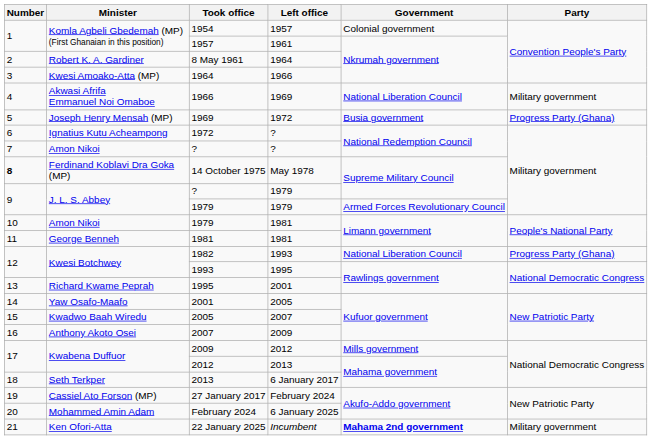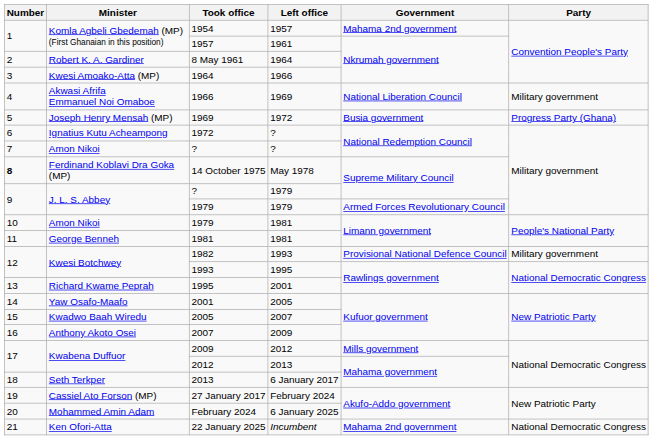(389, 28) Colonial government -> (400, 28) Mahama 2nd government
(403, 254) National Liberation Council -> (425, 254) Provisional National Defence Council
(562, 254) Progress Party (Ghana) -> (555, 254) Military government
(403, 427) bold -> (400, 427) normal
(553, 427) Military government -> (579, 427) National Democratic Congress
